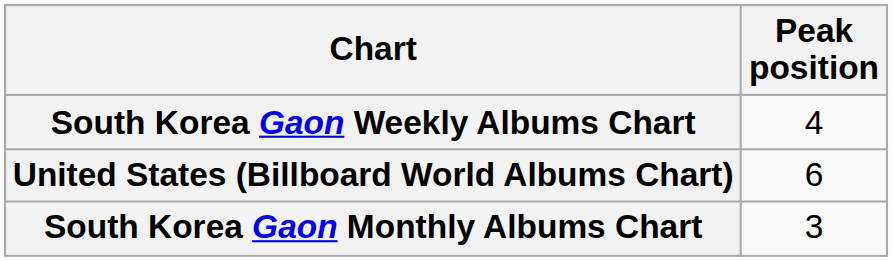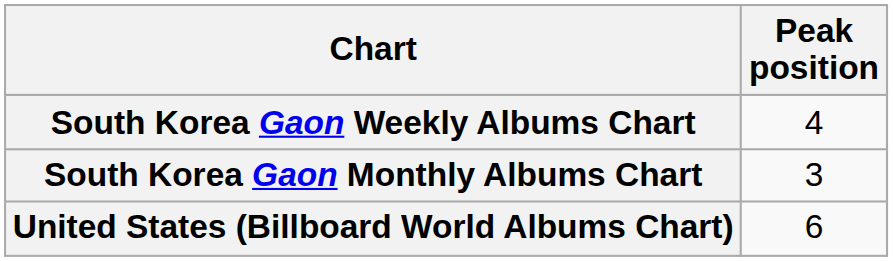rows swapped: (373, 227) <-> (373, 174)
